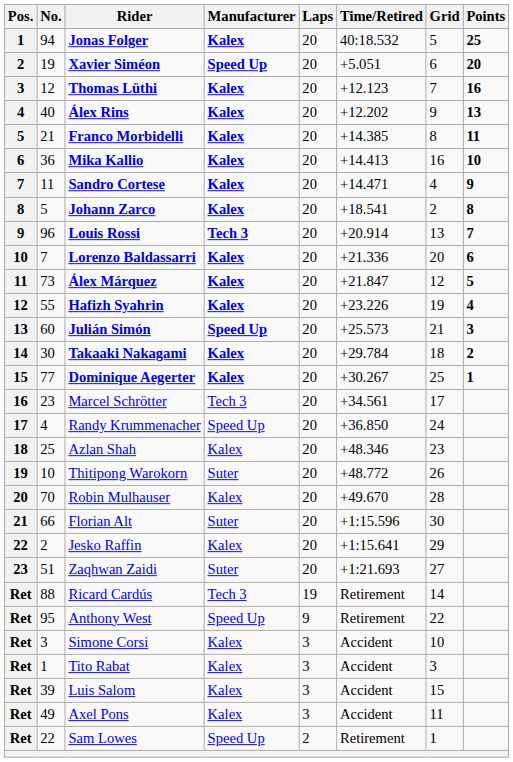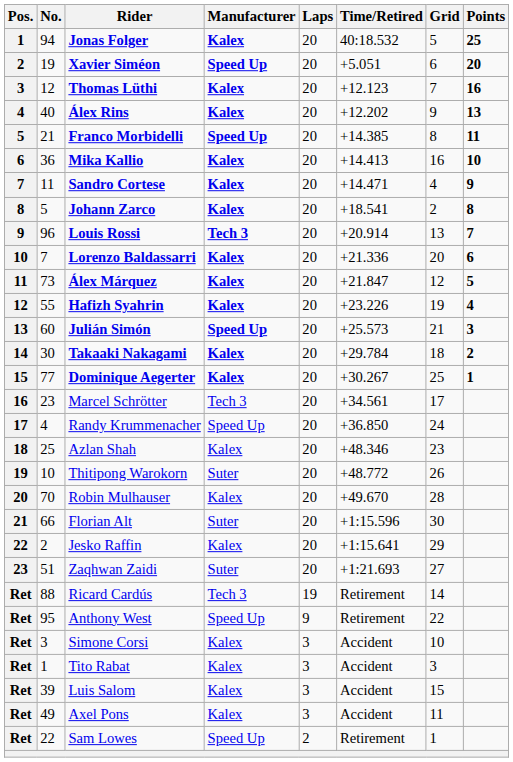(226, 137) Kalex -> (237, 137) Speed Up
